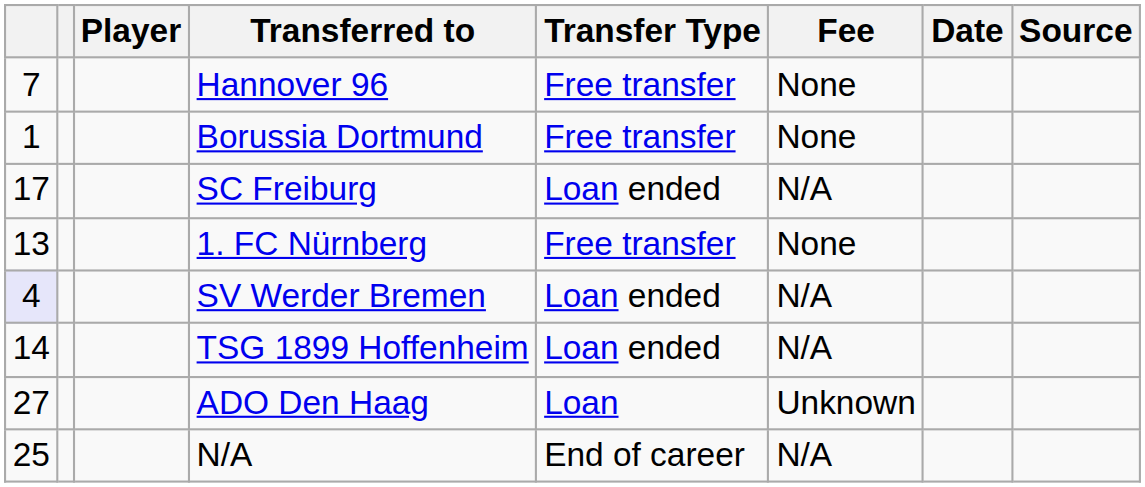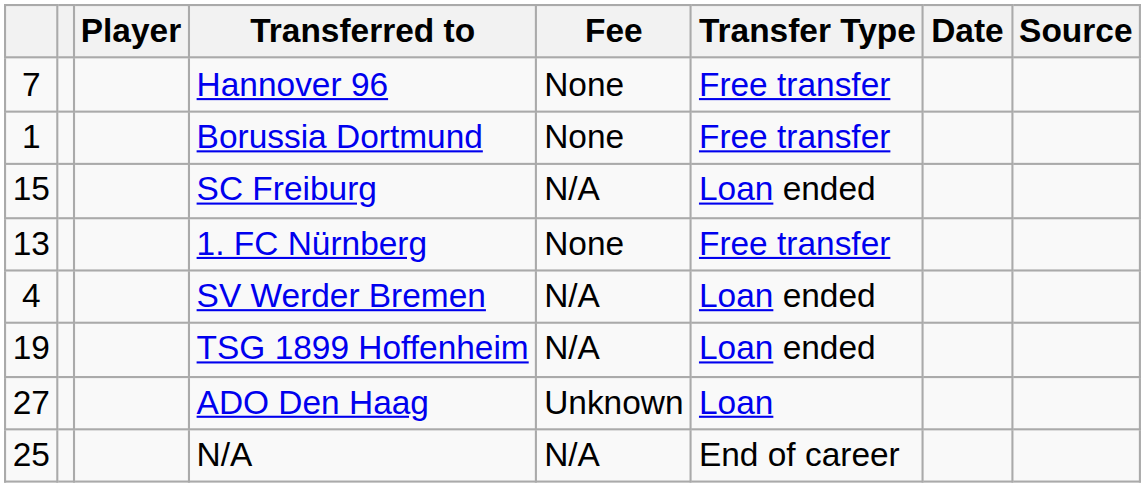columns swapped: (653, 31) <-> (846, 31)
(31, 190) 17 -> (31, 190) 15
(31, 296) lavender background -> (31, 296) no background
(31, 349) 14 -> (31, 349) 19
